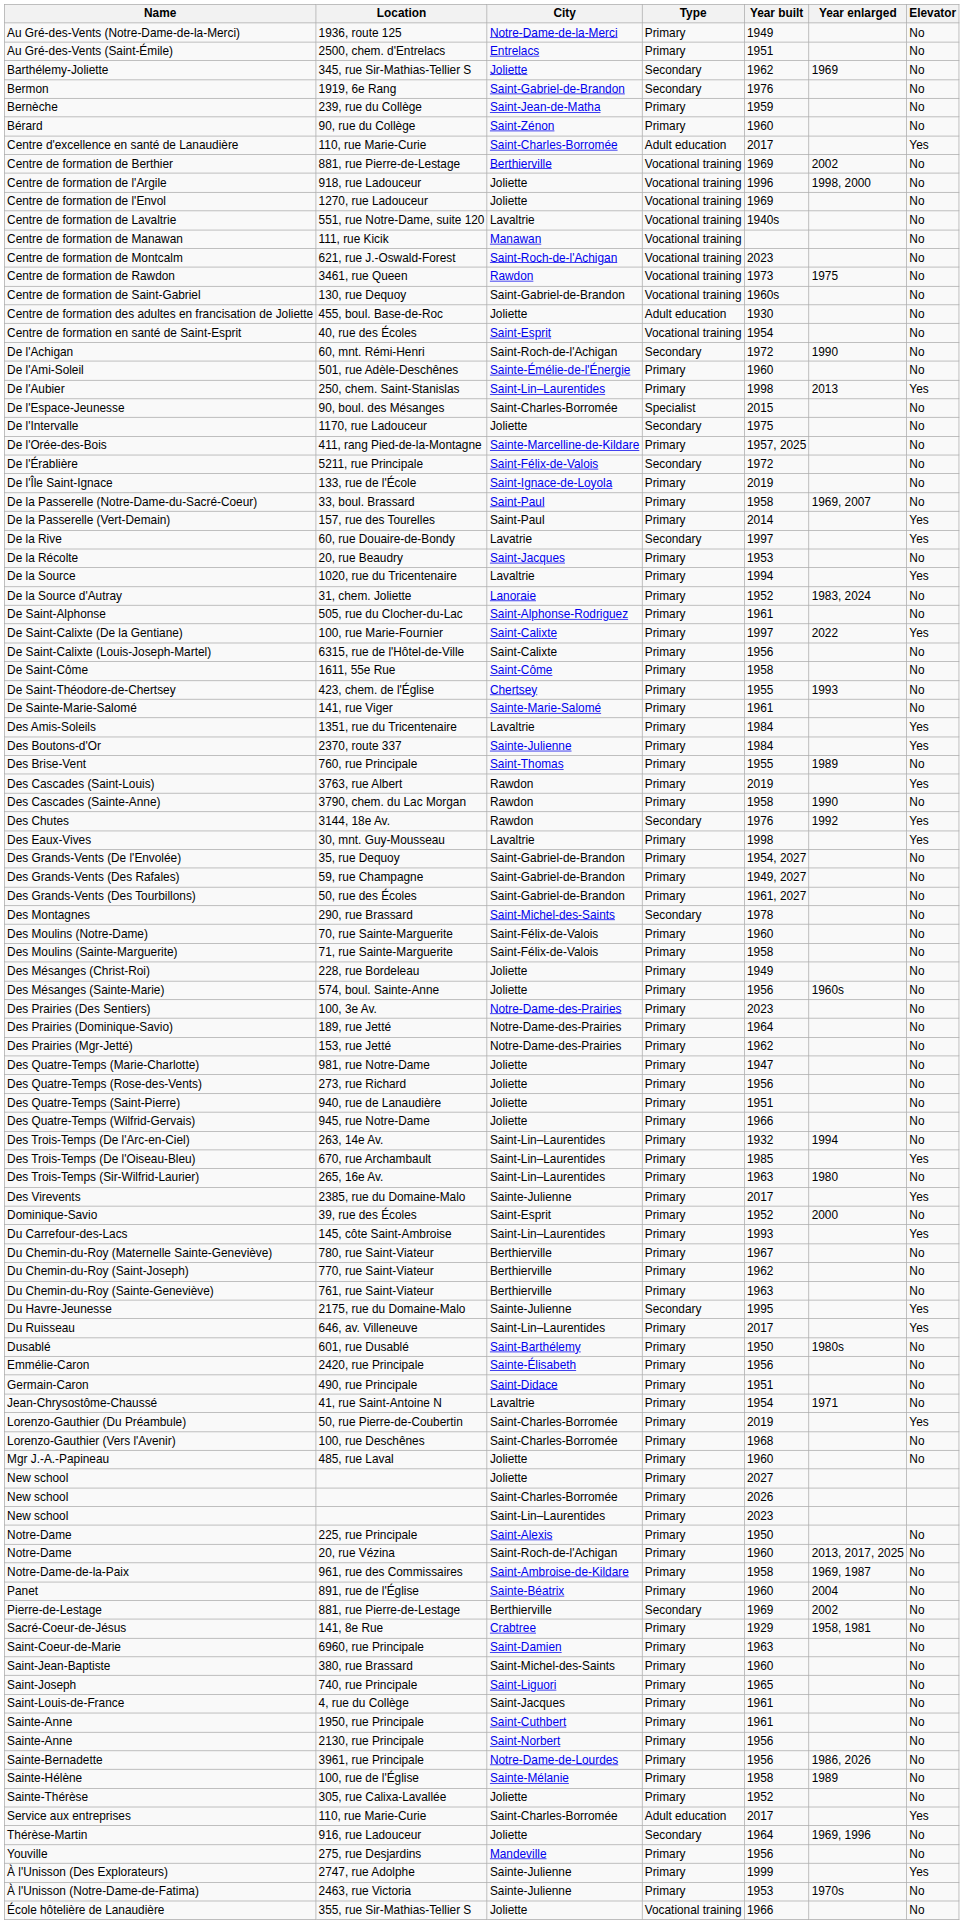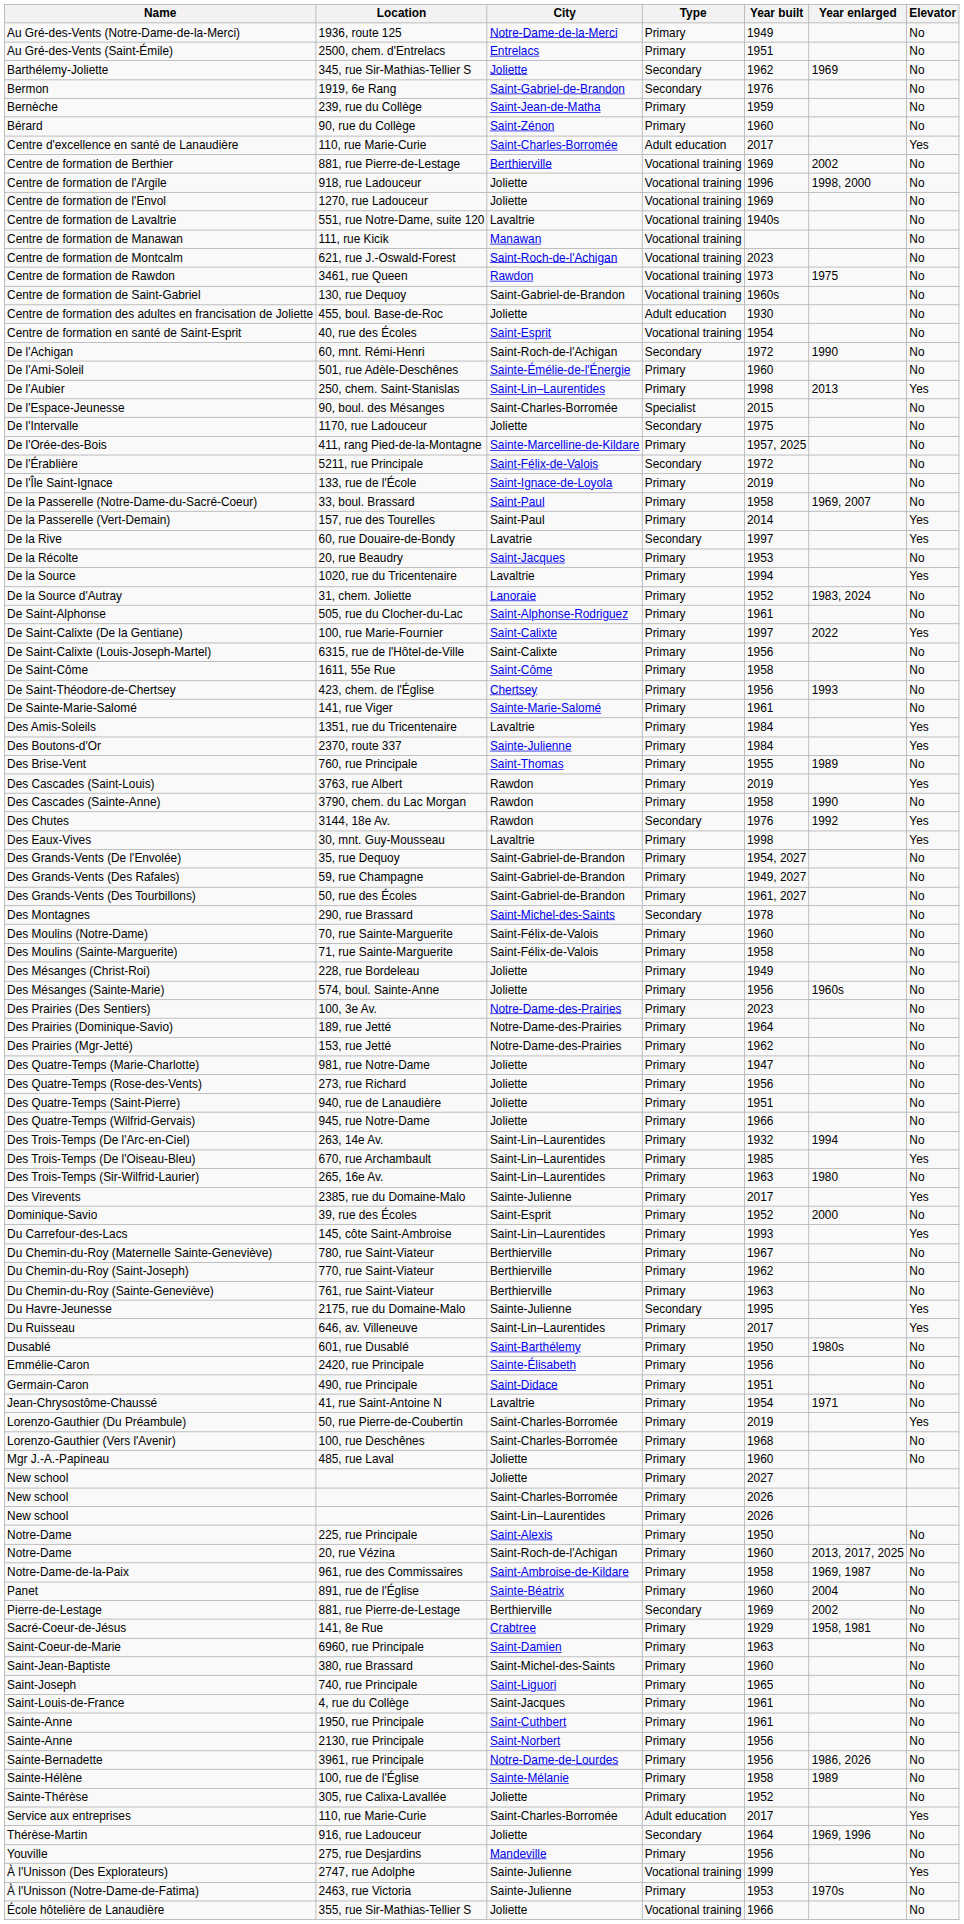(760, 689) 1955 -> (760, 689) 1956
(760, 1516) 2023 -> (760, 1516) 2026
(665, 1872) Primary -> (693, 1872) Vocational training
